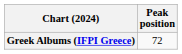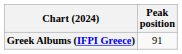(157, 40) 72 -> (157, 40) 91
